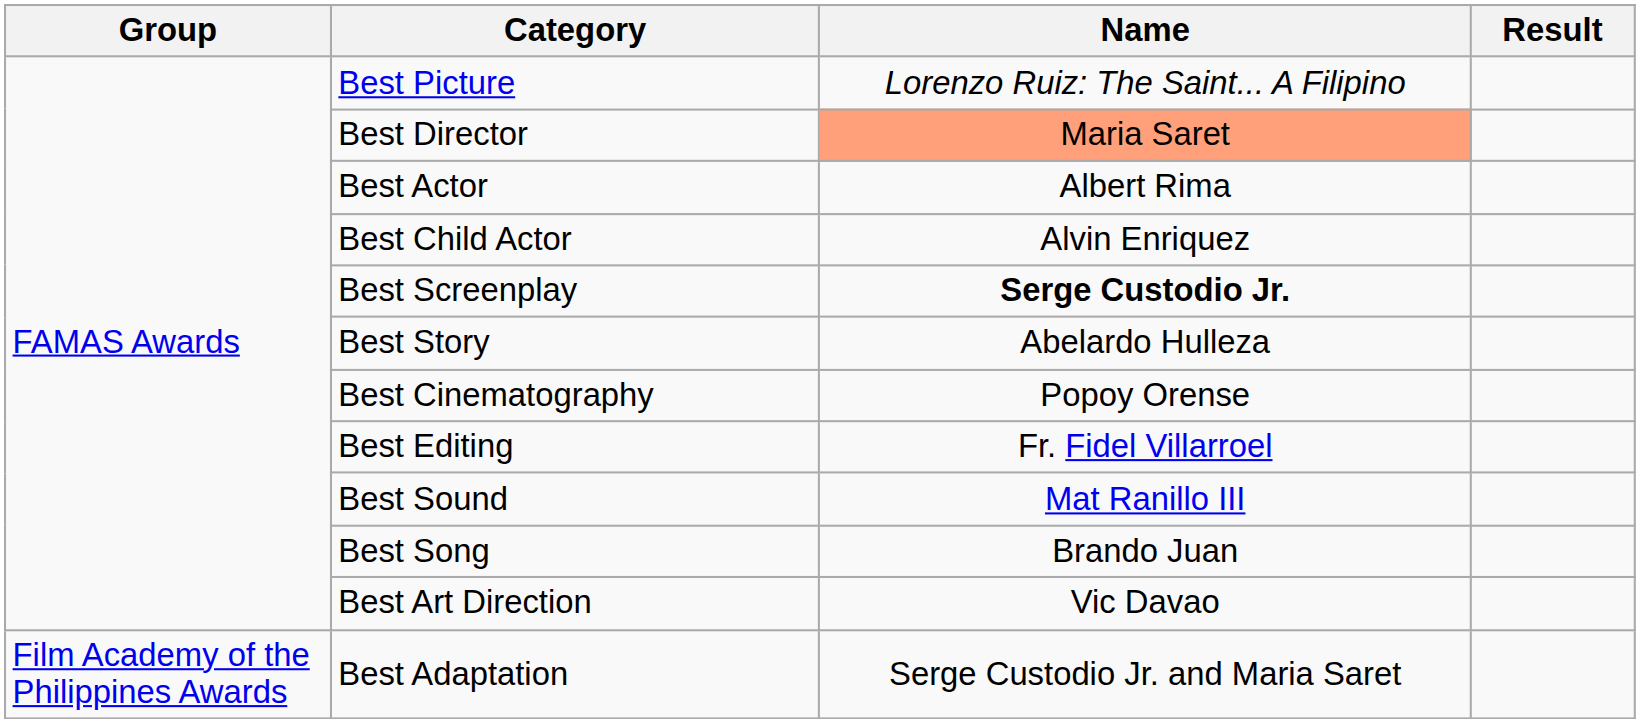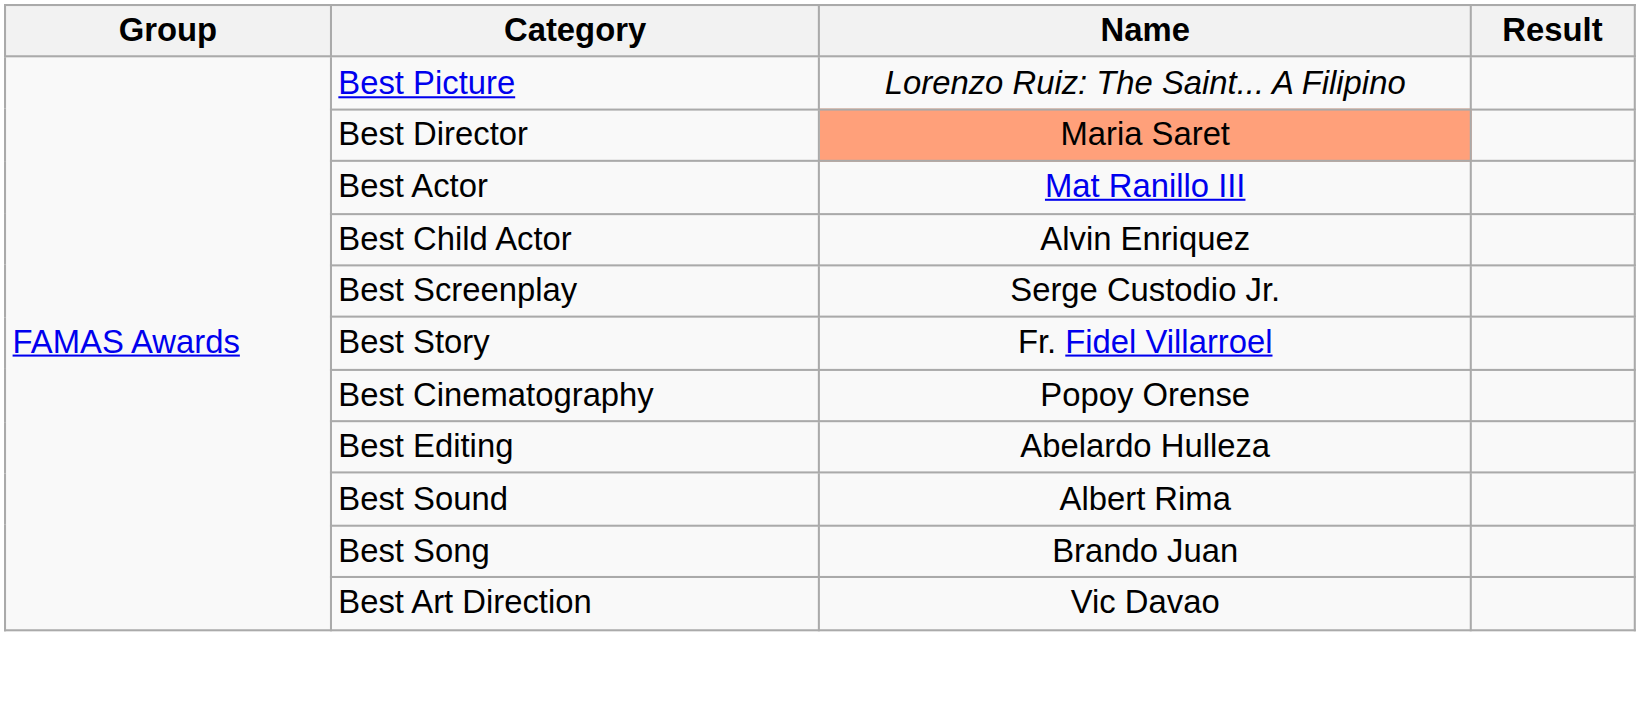(1145, 186) Albert Rima -> (1145, 186) Mat Ranillo III
(1145, 290) bold -> (1145, 290) normal
(1145, 342) Abelardo Hulleza -> (1145, 342) Fr. Fidel Villarroel
(1145, 446) Fr. Fidel Villarroel -> (1145, 446) Abelardo Hulleza
(1145, 498) Mat Ranillo III -> (1145, 498) Albert Rima
- row: (453, 673)
